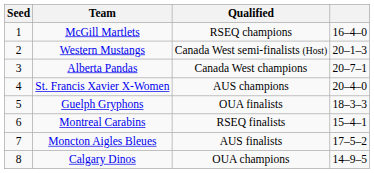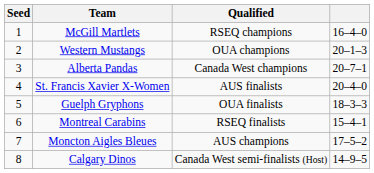(251, 50) Canada West semi-finalists (Host) -> (251, 50) OUA champions
(251, 86) AUS champions -> (251, 86) AUS finalists
(251, 141) AUS finalists -> (251, 141) AUS champions
(251, 159) OUA champions -> (251, 159) Canada West semi-finalists (Host)
